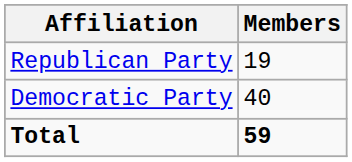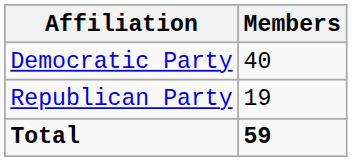rows swapped: (121, 99) <-> (121, 61)
